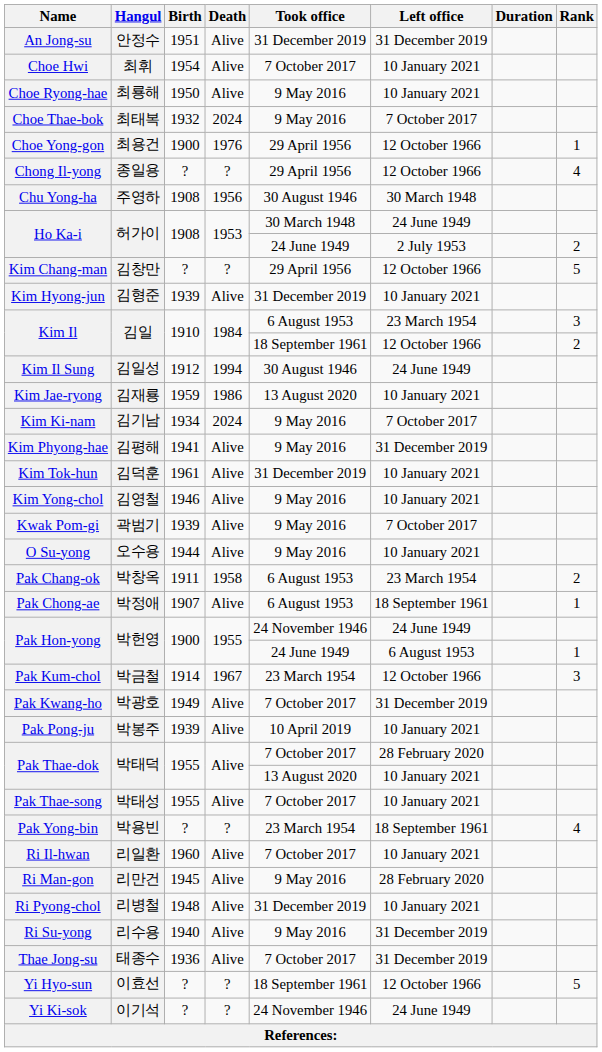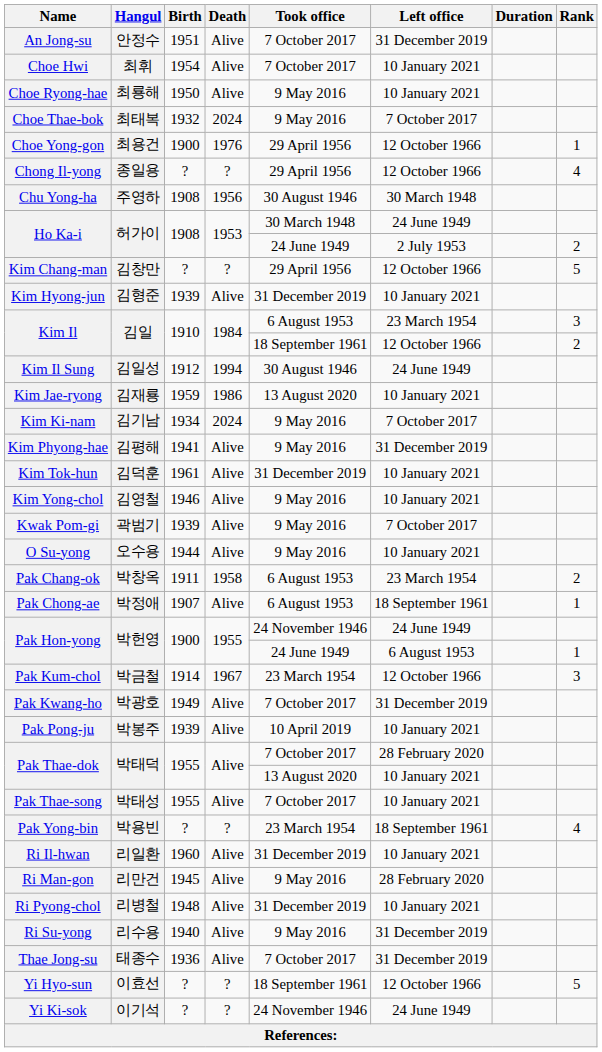(310, 40) 31 December 2019 -> (310, 40) 7 October 2017
(310, 854) 7 October 2017 -> (310, 854) 31 December 2019
